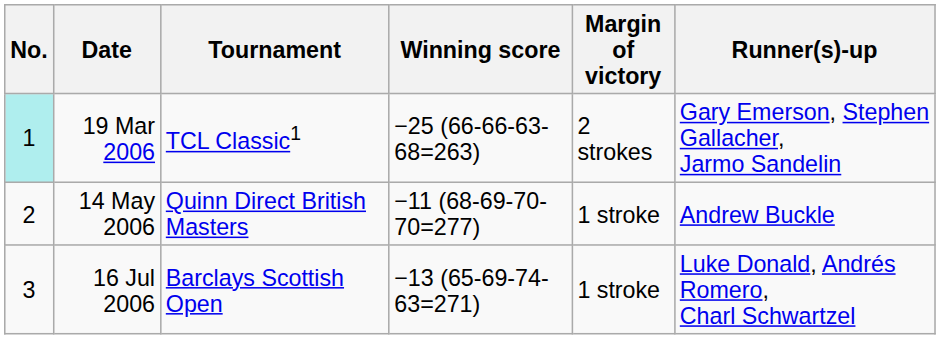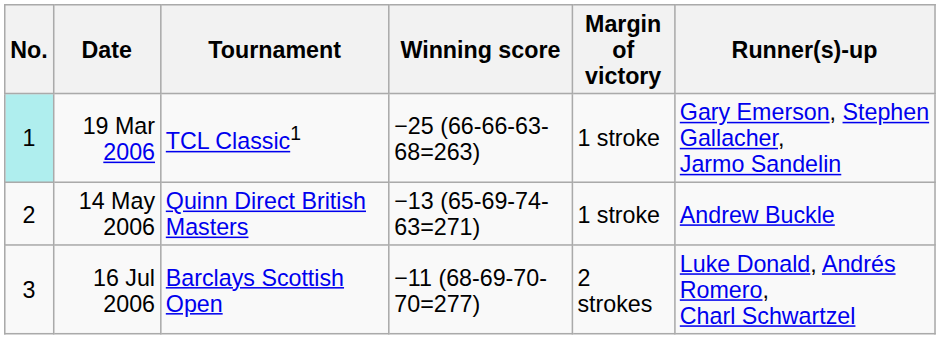(615, 138) 2 strokes -> (619, 138) 1 stroke
(471, 214) −11 (68-69-70-70=277) -> (471, 214) −13 (65-69-74-63=271)
(471, 290) −13 (65-69-74-63=271) -> (471, 290) −11 (68-69-70-70=277)
(619, 290) 1 stroke -> (615, 290) 2 strokes
